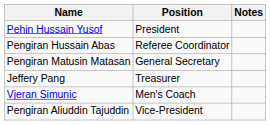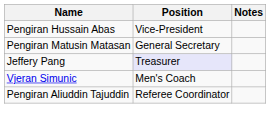- row: (55, 29)
(182, 45) Referee Coordinator -> (169, 29) Vice-President
(158, 78) no background -> (158, 62) lavender background
(169, 111) Vice-President -> (182, 95) Referee Coordinator
